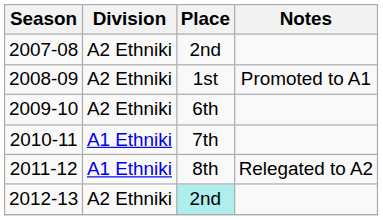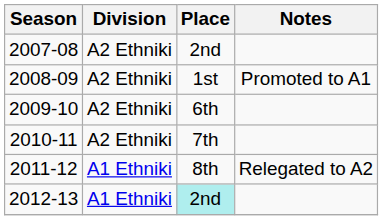(129, 139) A1 Ethniki -> (129, 139) A2 Ethniki
(129, 199) A2 Ethniki -> (129, 199) A1 Ethniki
